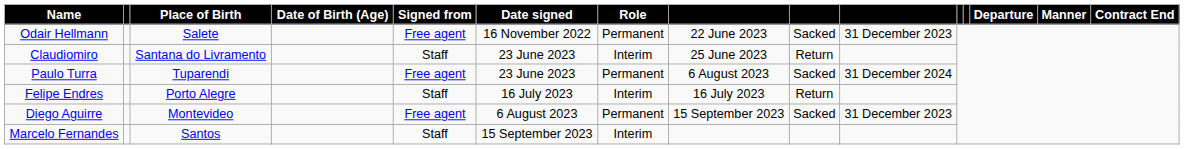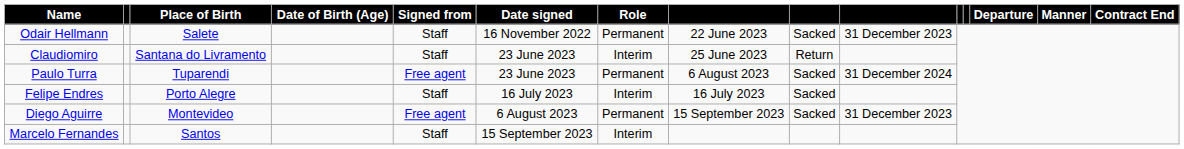(435, 34) Free agent -> (435, 34) Staff
(814, 94) Return -> (814, 94) Sacked
